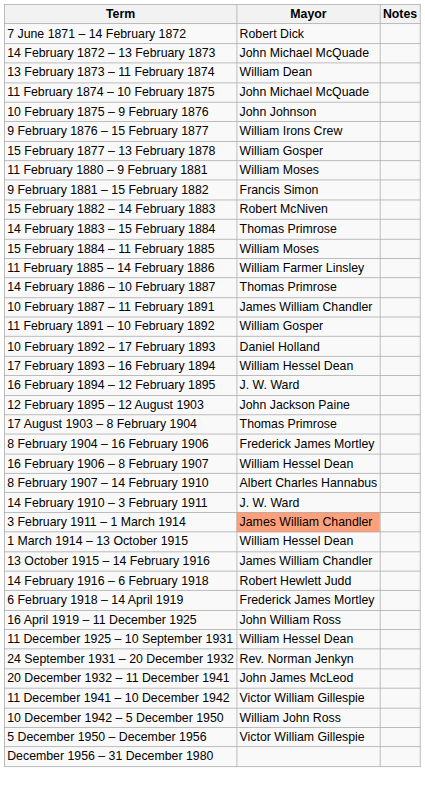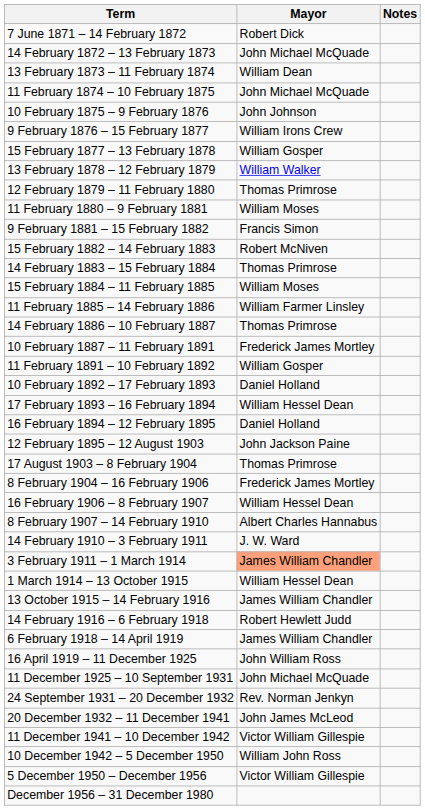+ row: (111, 170)
+ row: (111, 190)
(306, 307) James William Chandler -> (307, 346) Frederick James Mortley
(269, 385) J. W. Ward -> (280, 424) Daniel Holland
(307, 600) Frederick James Mortley -> (306, 639) James William Chandler
(296, 639) William Hessel Dean -> (304, 678) John Michael McQuade
